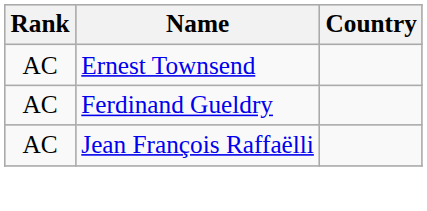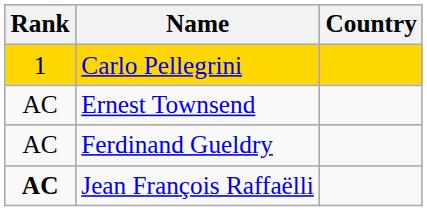+ row: (162, 64)
(40, 144) normal -> (40, 184) bold
